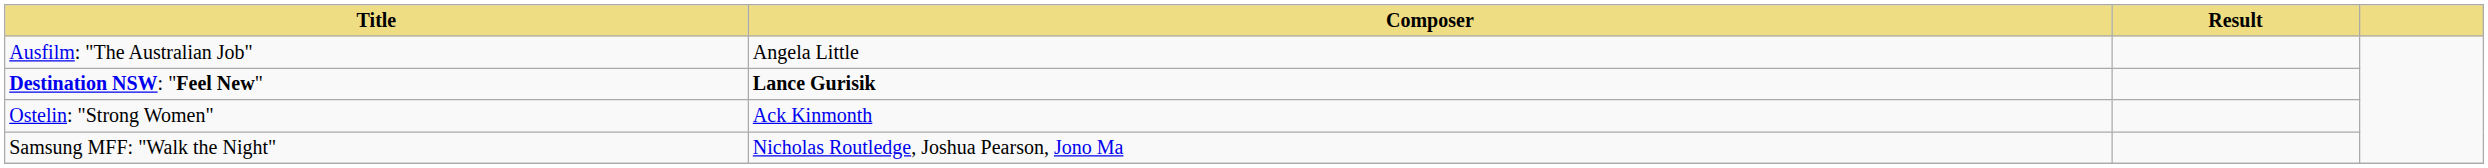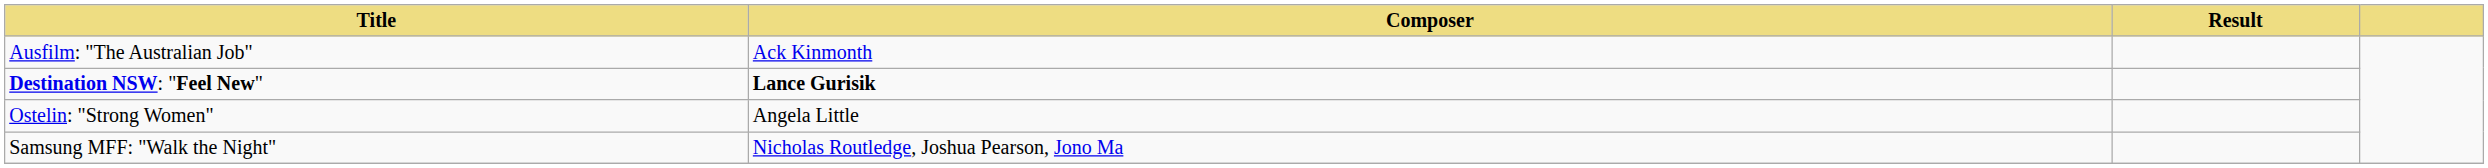(806, 52) Angela Little -> (813, 52) Ack Kinmonth
(813, 115) Ack Kinmonth -> (806, 115) Angela Little
